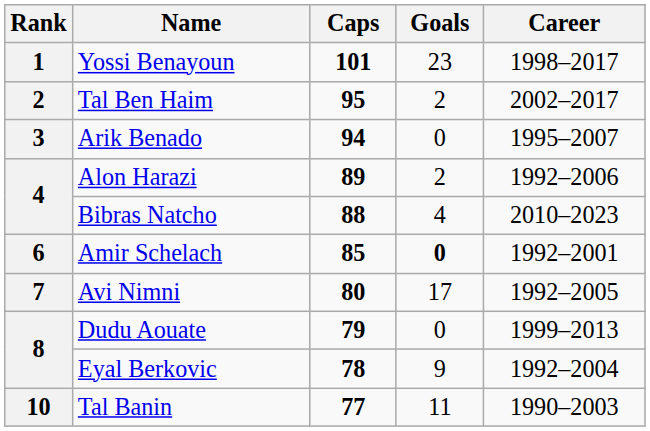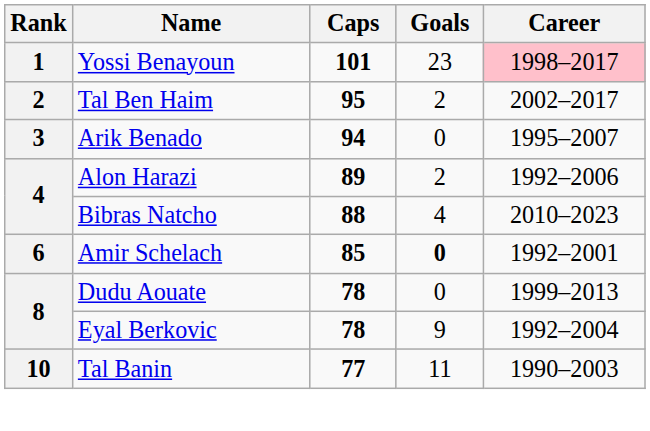(564, 61) no background -> (564, 61) pink background
- row: (129, 291)
(353, 330) 79 -> (353, 291) 78
